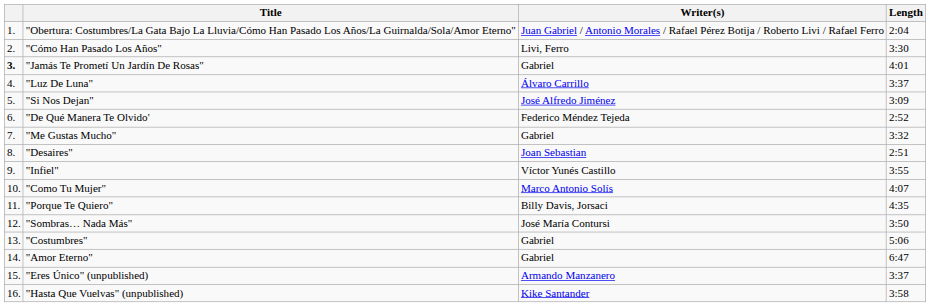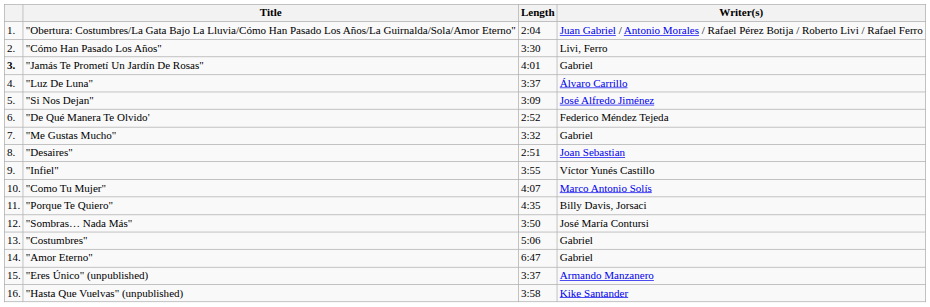columns swapped: (702, 13) <-> (906, 13)
